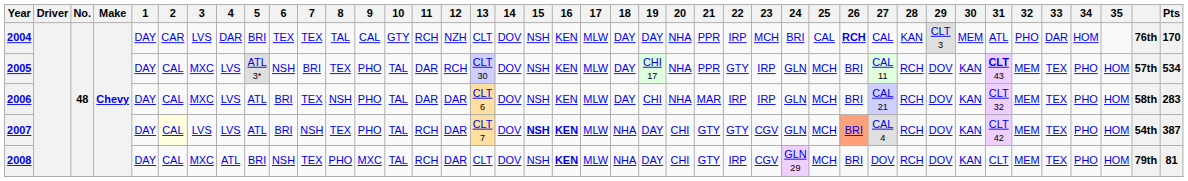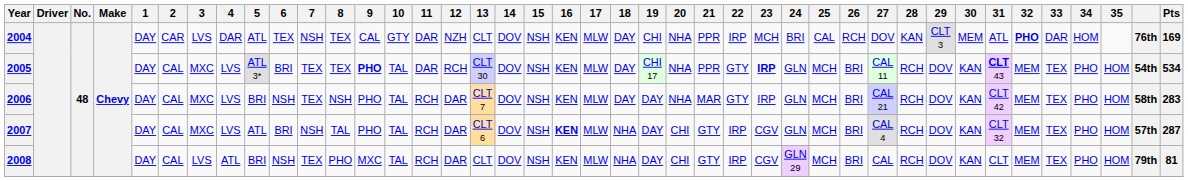(257, 38) BRI -> (257, 38) ATL
(312, 38) TEX -> (312, 38) NSH
(340, 38) TAL -> (340, 38) TEX
(427, 38) RCH -> (427, 38) DAR
(652, 38) DAY -> (652, 38) CHI
(854, 38) bold -> (854, 38) normal
(883, 38) CAL -> (883, 38) DOV
(1027, 38) normal -> (1027, 38) bold
(1172, 38) 170 -> (1172, 38) 169
(283, 69) NSH -> (283, 69) BRI
(312, 69) BRI -> (312, 69) TEX
(370, 69) normal -> (370, 69) bold
(766, 69) normal -> (766, 69) bold
(1146, 69) 57th -> (1146, 69) 54th
(257, 99) ATL -> (257, 99) BRI
(283, 99) BRI -> (283, 99) NSH
(427, 99) DAR -> (427, 99) RCH
(483, 99) CLT 6 -> (483, 99) CLT 7
(652, 99) CHI -> (652, 99) DAY
(738, 99) IRP -> (738, 99) GTY
(999, 99) CLT 32 -> (999, 99) CLT 42
(173, 130) lightyellow background -> (173, 130) no background
(202, 130) LVS -> (202, 130) MXC
(340, 130) TEX -> (340, 130) TAL
(483, 130) CLT 7 -> (483, 130) CLT 6
(538, 130) bold -> (538, 130) normal
(738, 130) GTY -> (738, 130) IRP
(854, 130) lightsalmon background -> (854, 130) no background
(999, 130) CLT 42 -> (999, 130) CLT 32
(1146, 130) 54th -> (1146, 130) 57th
(1172, 130) 387 -> (1172, 130) 287
(202, 161) MXC -> (202, 161) LVS
(567, 161) bold -> (567, 161) normal
(883, 161) DOV -> (883, 161) CAL
